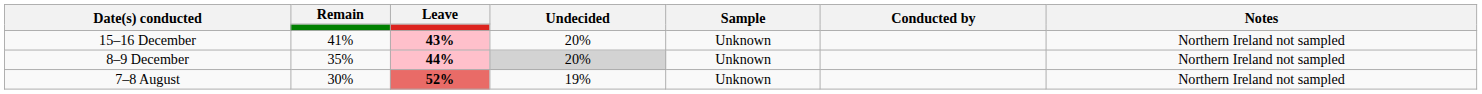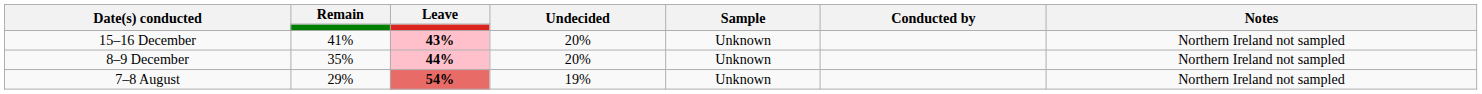(578, 60) lightgrey background -> (578, 60) no background
(340, 79) 30% -> (340, 79) 29%
(440, 79) 52% -> (440, 79) 54%
